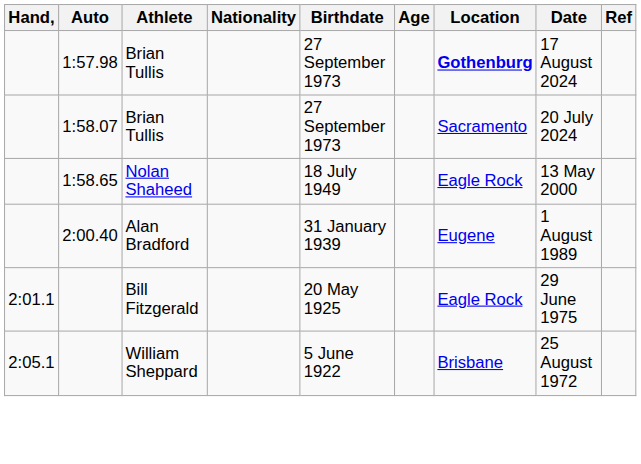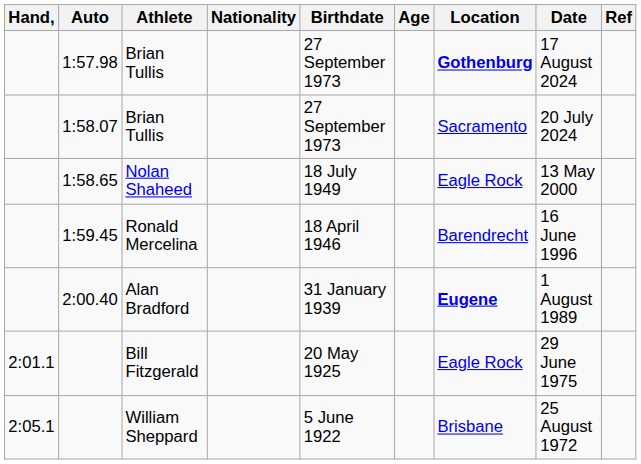+ row: (90, 235)
(466, 235) normal -> (467, 299) bold
